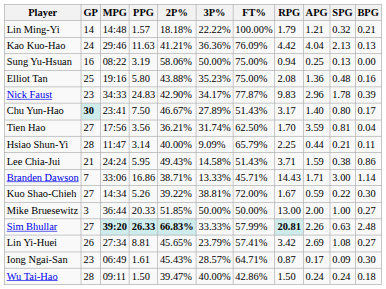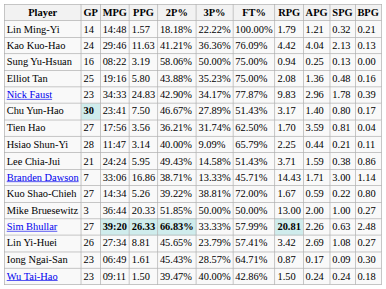(366, 194) 0.30 -> (366, 194) 0.80
(89, 276) 28 -> (89, 276) 23
